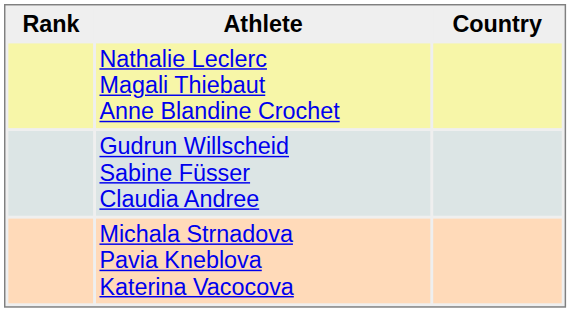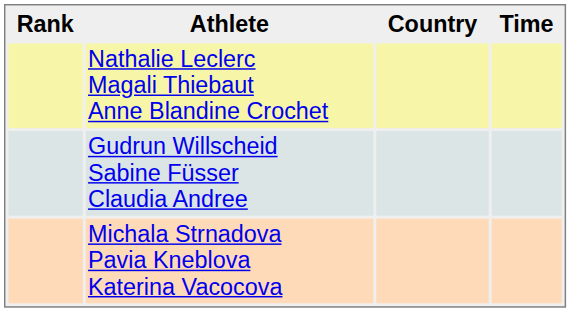+ column: (527, 24)
